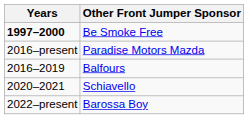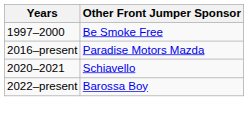(36, 31) bold -> (36, 31) normal
- row: (104, 68)
